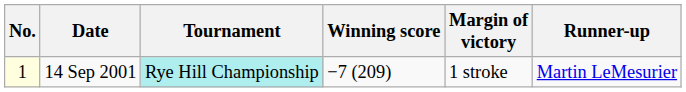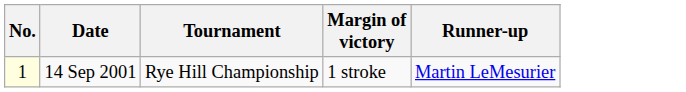- column: (384, 30)
(232, 71) paleturquoise background -> (232, 71) no background
